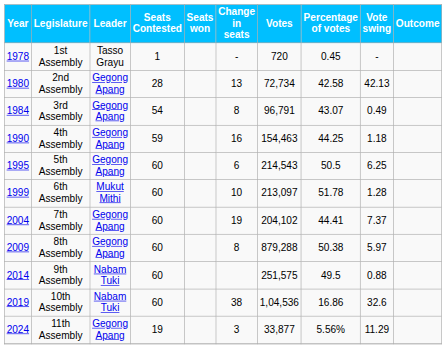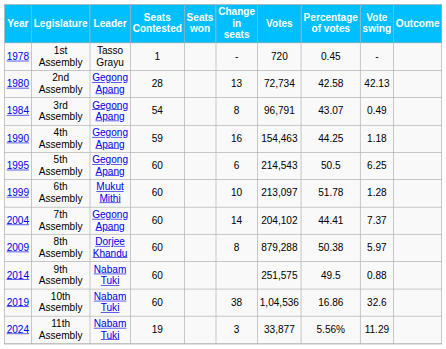(237, 220) 19 -> (237, 220) 14
(110, 248) Gegong Apang -> (110, 248) Dorjee Khandu
(110, 330) Gegong Apang -> (110, 330) Nabam Tuki
